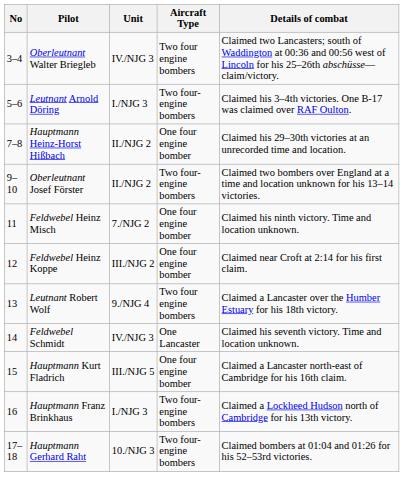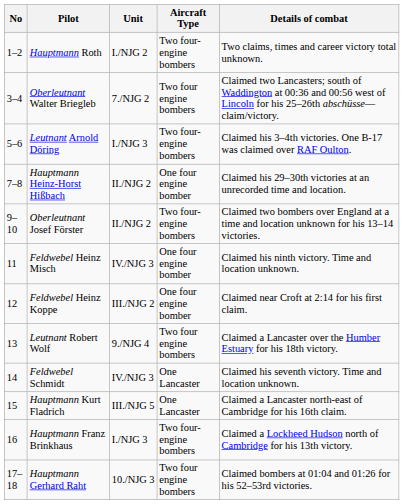+ row: (66, 52)
(133, 58) IV./NJG 3 -> (131, 98) 7./NJG 2
(131, 223) 7./NJG 2 -> (133, 263) IV./NJG 3
(178, 371) One four engine bomber -> (180, 405) One Lancaster
(180, 451) Two four-engine bombers -> (178, 479) Two four engine bombers
